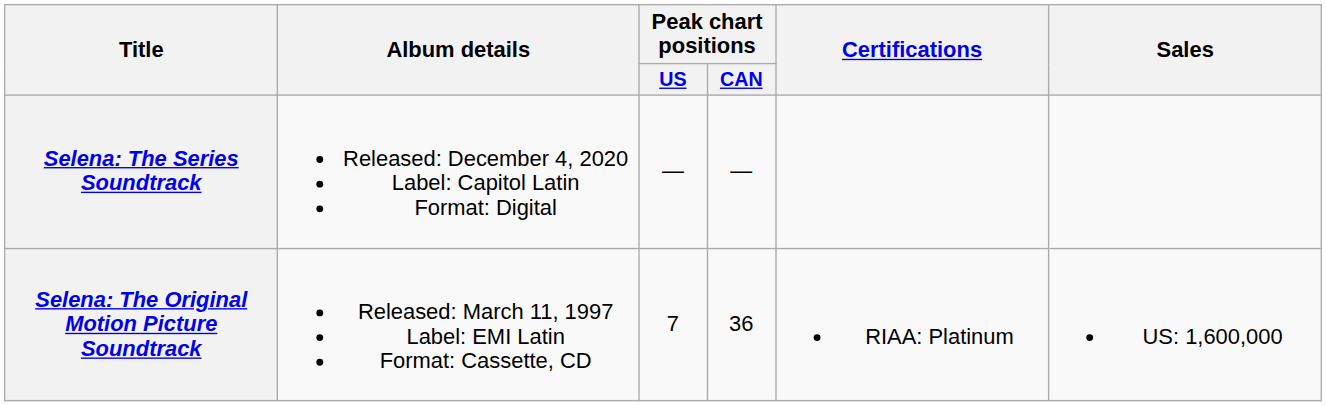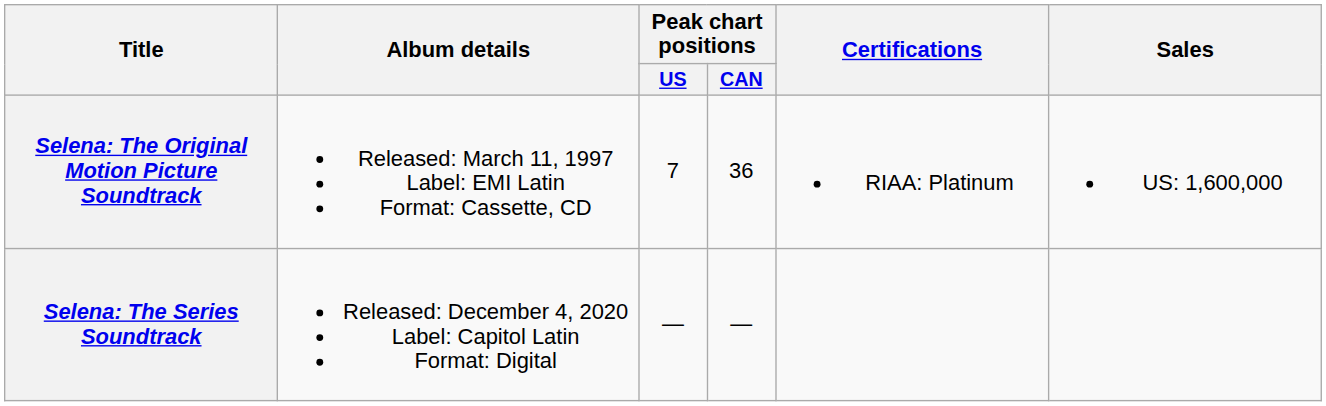rows swapped: (141, 323) <-> (141, 171)
